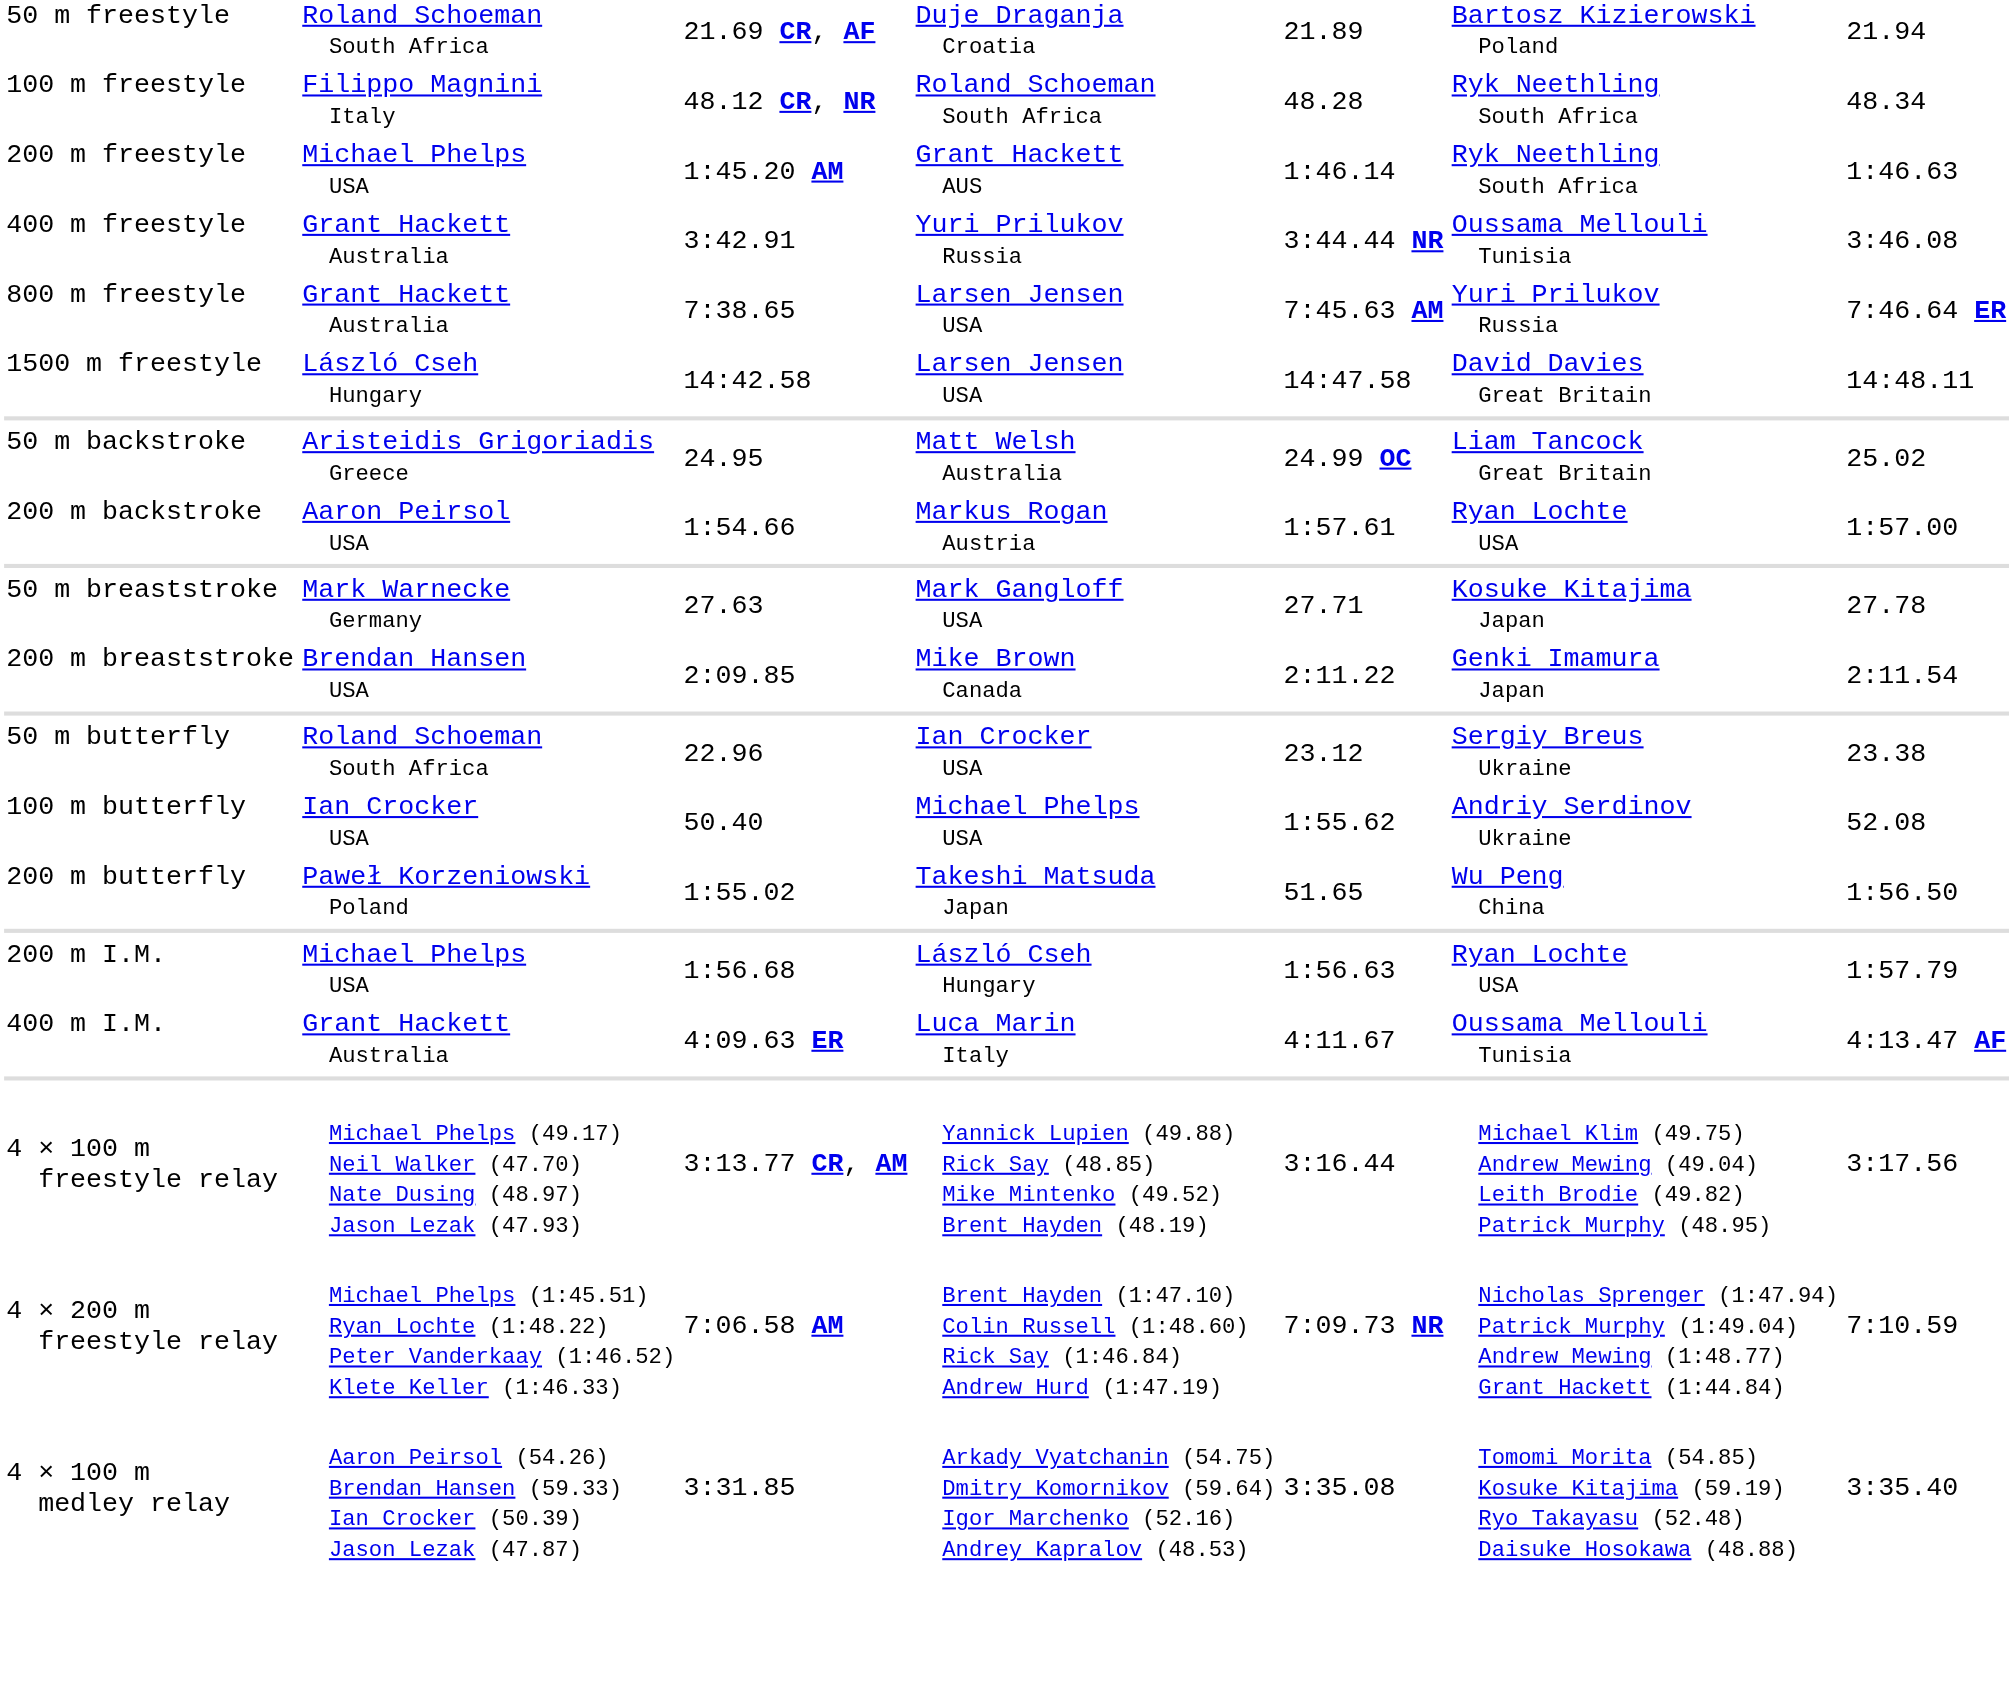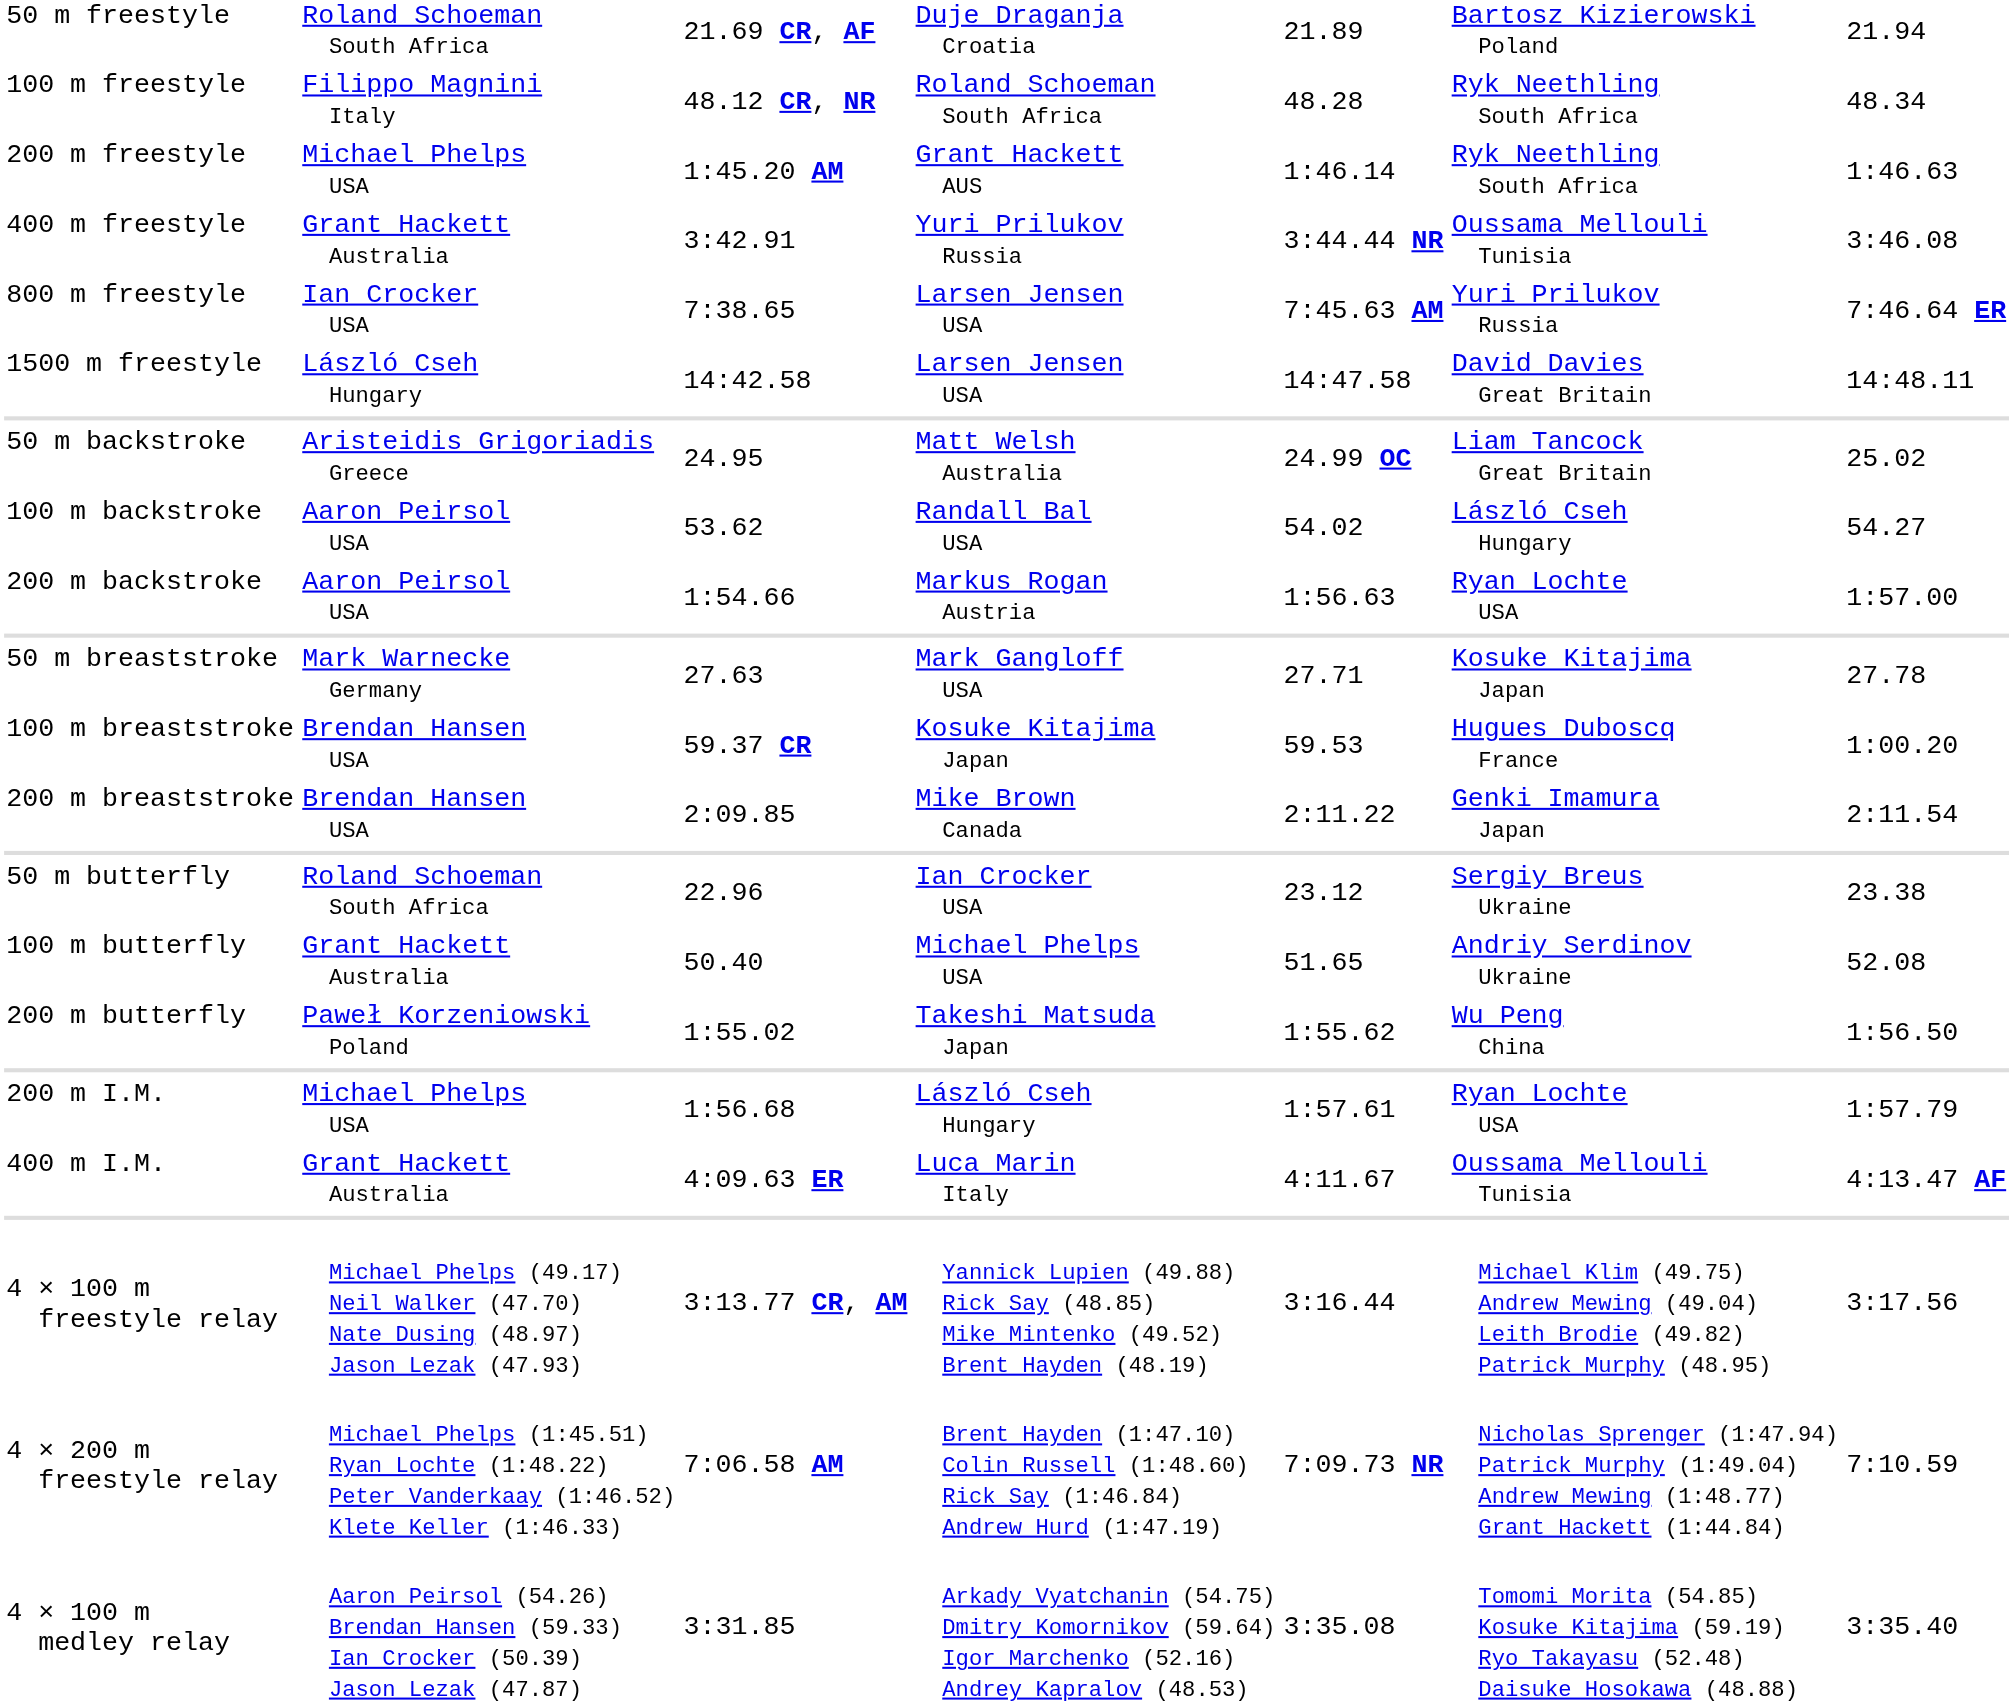(406, 309) Grant Hackett Australia -> (390, 309) Ian Crocker USA
+ row: (134, 527)
(1339, 527) 1:57.61 -> (1339, 597) 1:56.63
+ row: (150, 744)
(390, 821) Ian Crocker USA -> (406, 961) Grant Hackett Australia
(1339, 822) 1:55.62 -> (1323, 962) 51.65
(1323, 892) 51.65 -> (1339, 1031) 1:55.62
(1339, 970) 1:56.63 -> (1339, 1109) 1:57.61
